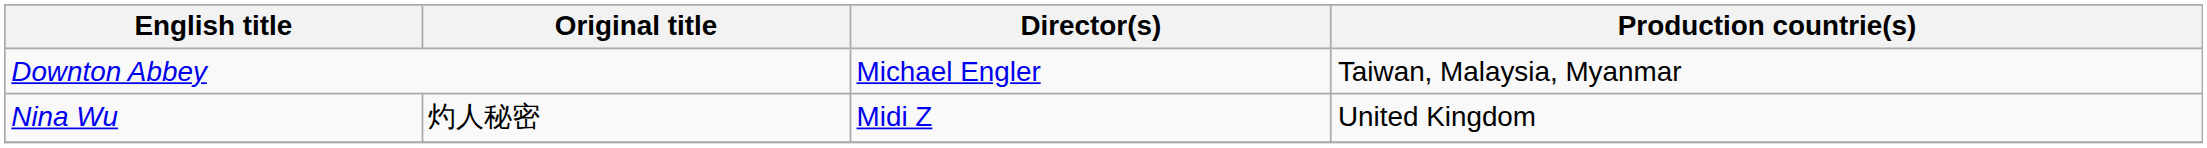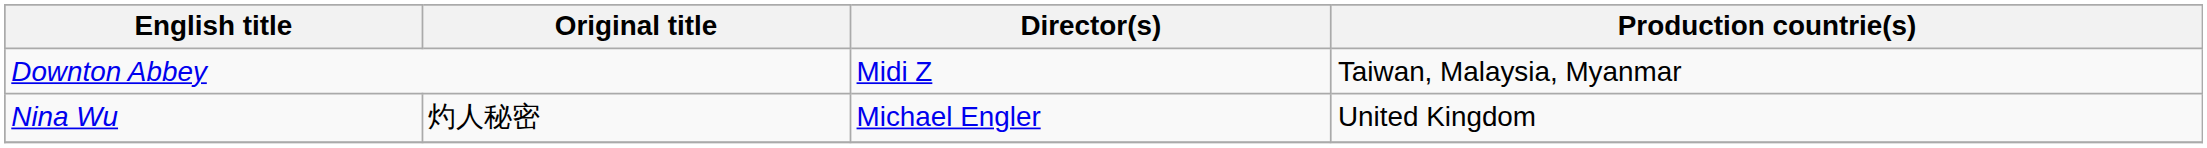(949, 70) Michael Engler -> (894, 70) Midi Z
(894, 117) Midi Z -> (949, 117) Michael Engler
